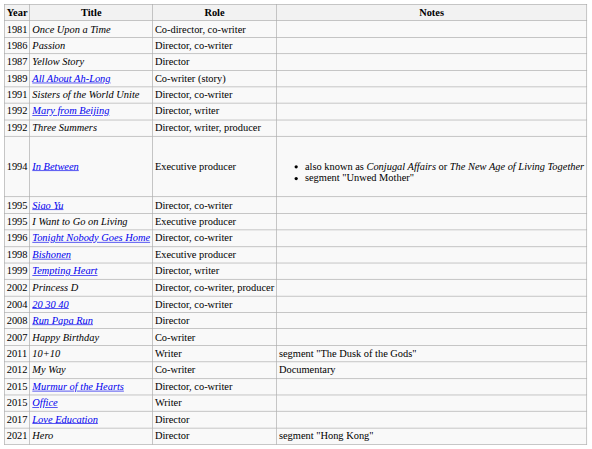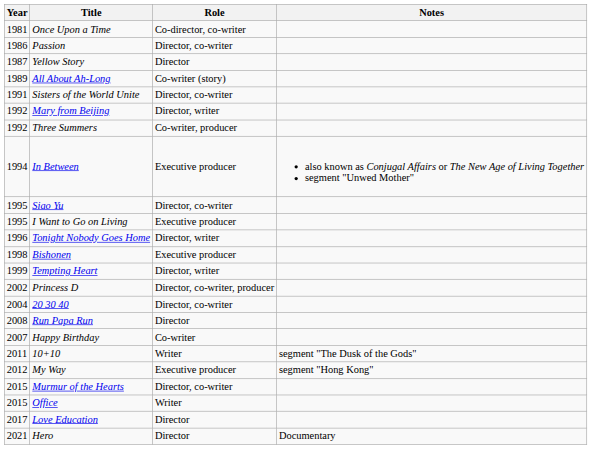(208, 128) Director, writer, producer -> (196, 128) Co-writer, producer
(194, 238) Director, co-writer -> (187, 238) Director, writer
(175, 370) Co-writer -> (195, 370) Executive producer
(307, 370) Documentary -> (326, 370) segment "Hong Kong"
(326, 436) segment "Hong Kong" -> (307, 436) Documentary
